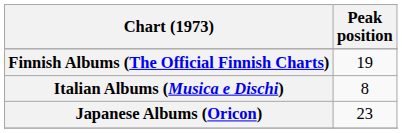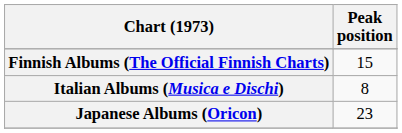(365, 62) 19 -> (365, 62) 15
